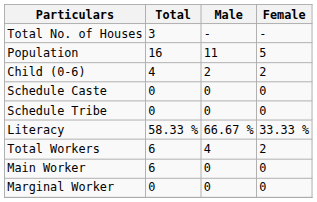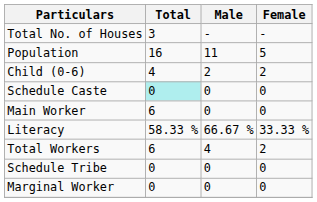(152, 91) no background -> (152, 91) paleturquoise background
rows swapped: (57, 110) <-> (46, 168)
